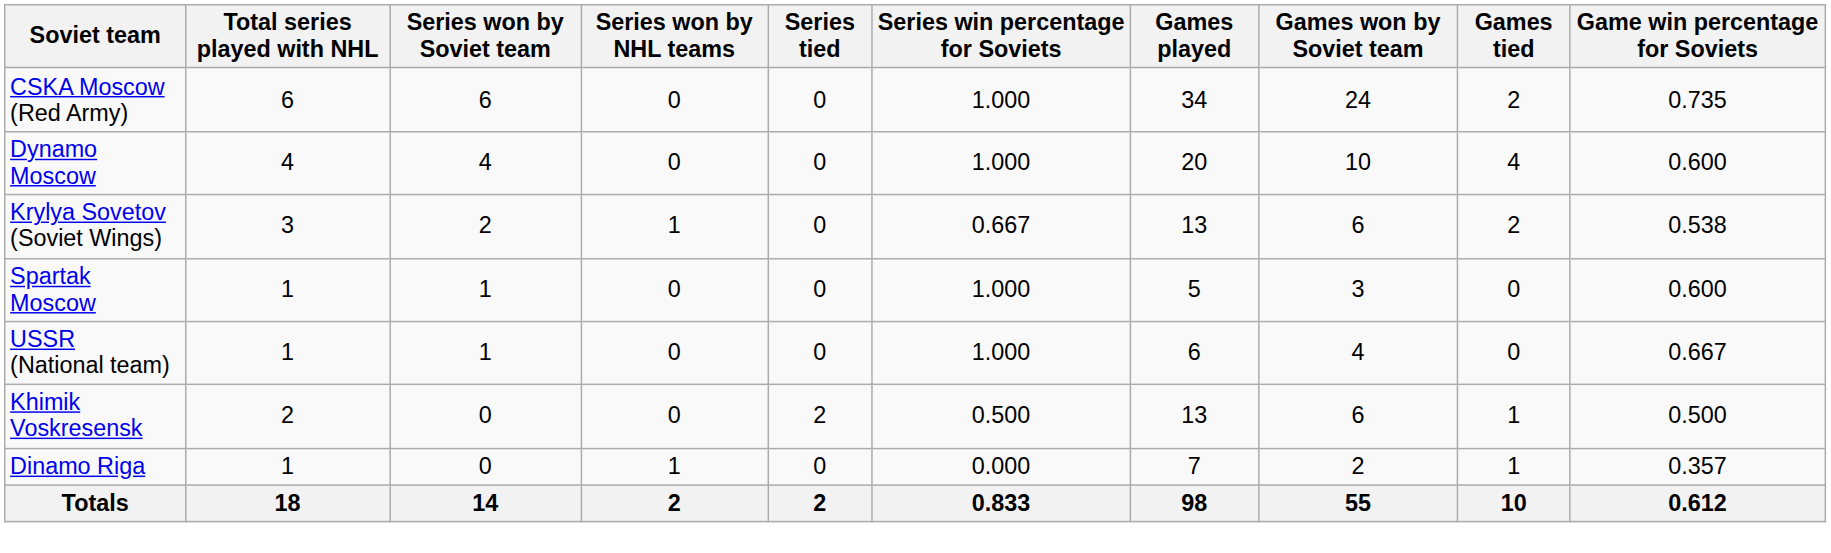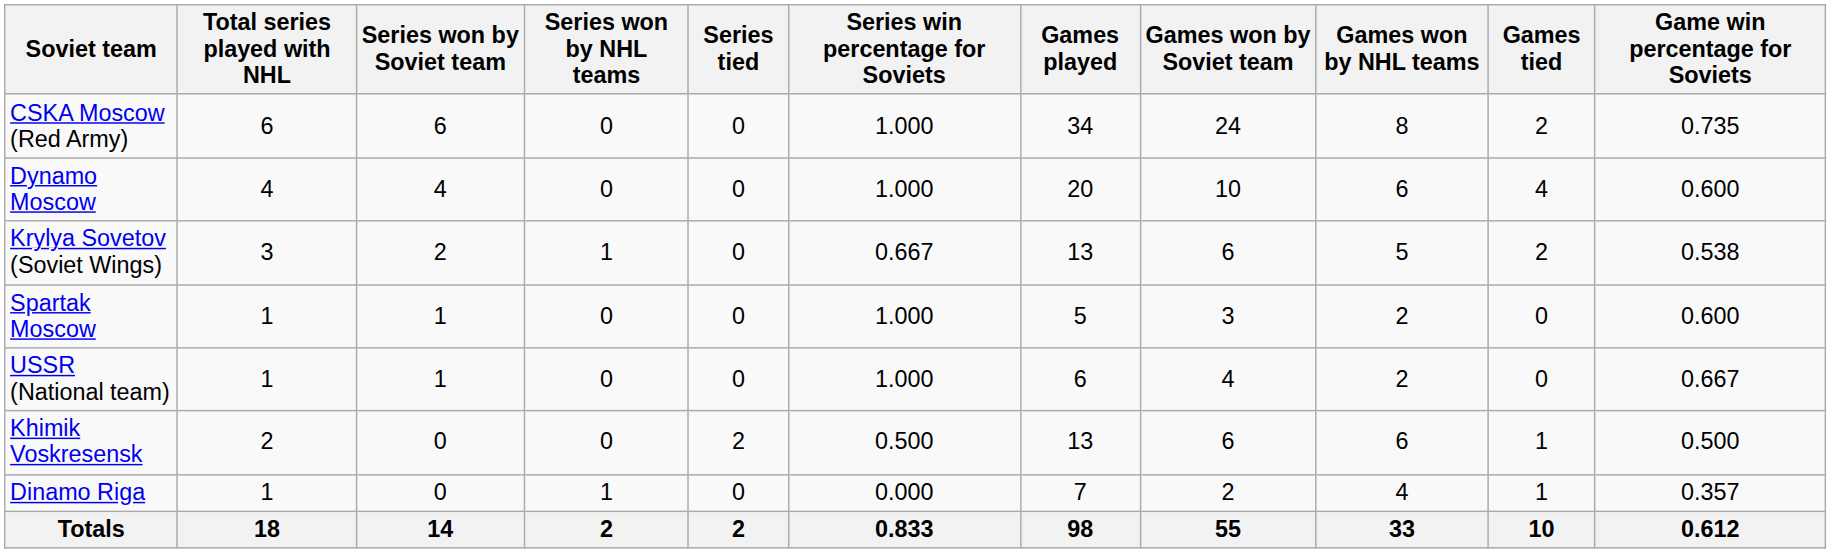+ column: (1402, 49)
